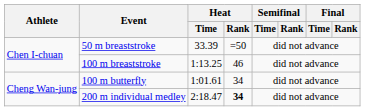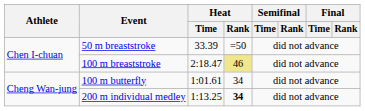(206, 63) 1:13.25 -> (206, 63) 2:18.47
(238, 63) no background -> (238, 63) khaki background
(206, 98) 2:18.47 -> (206, 98) 1:13.25
